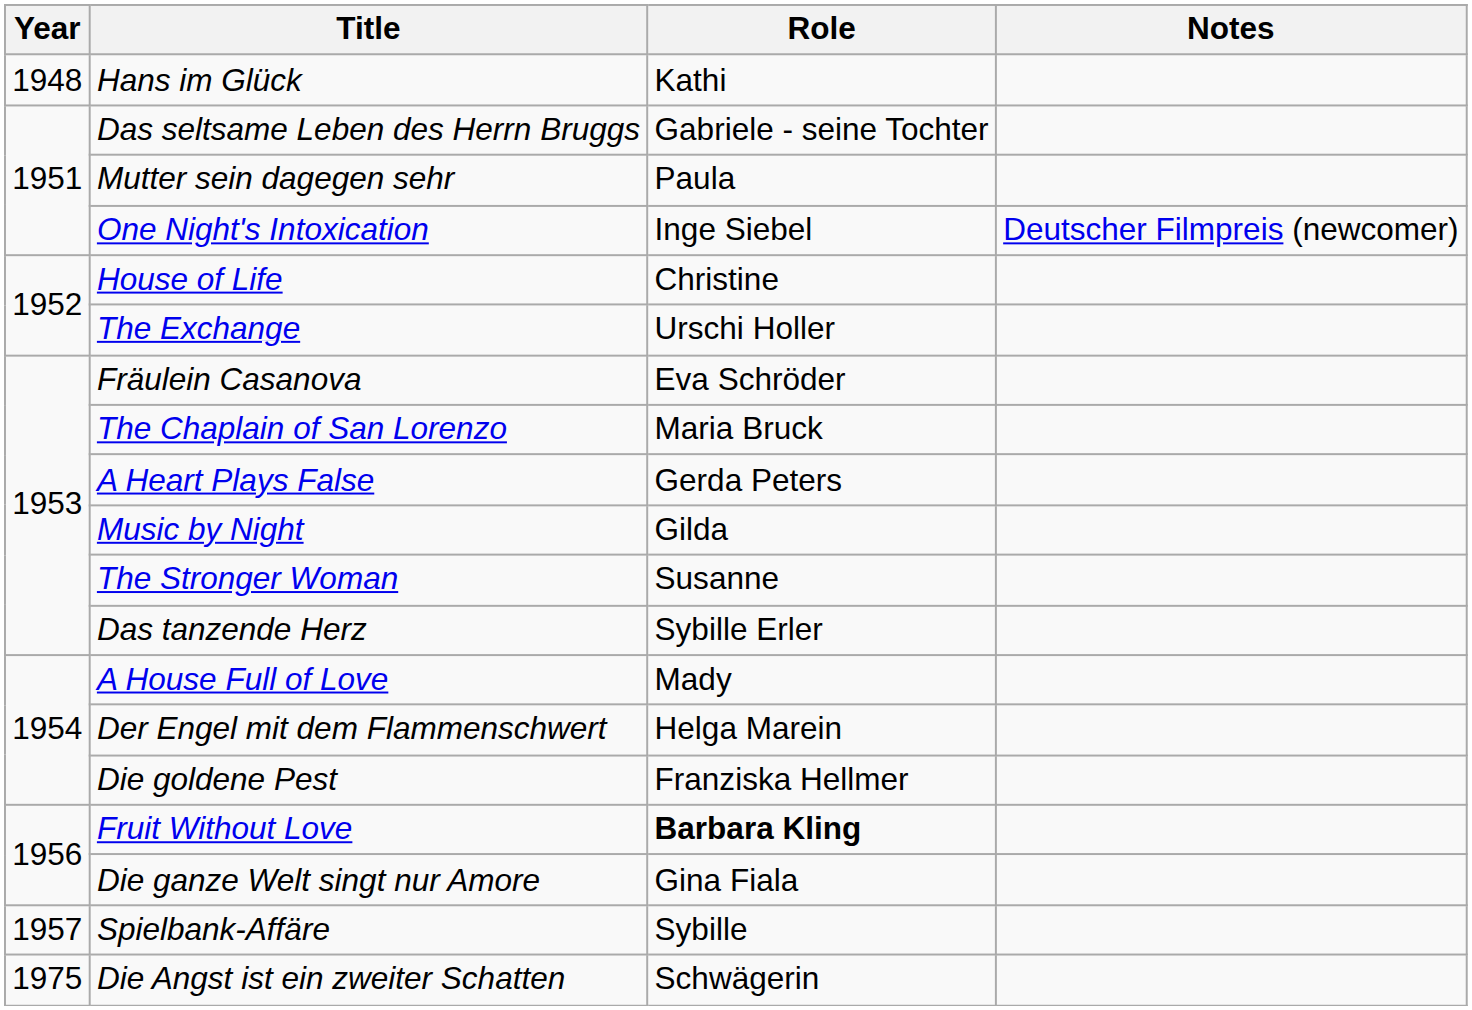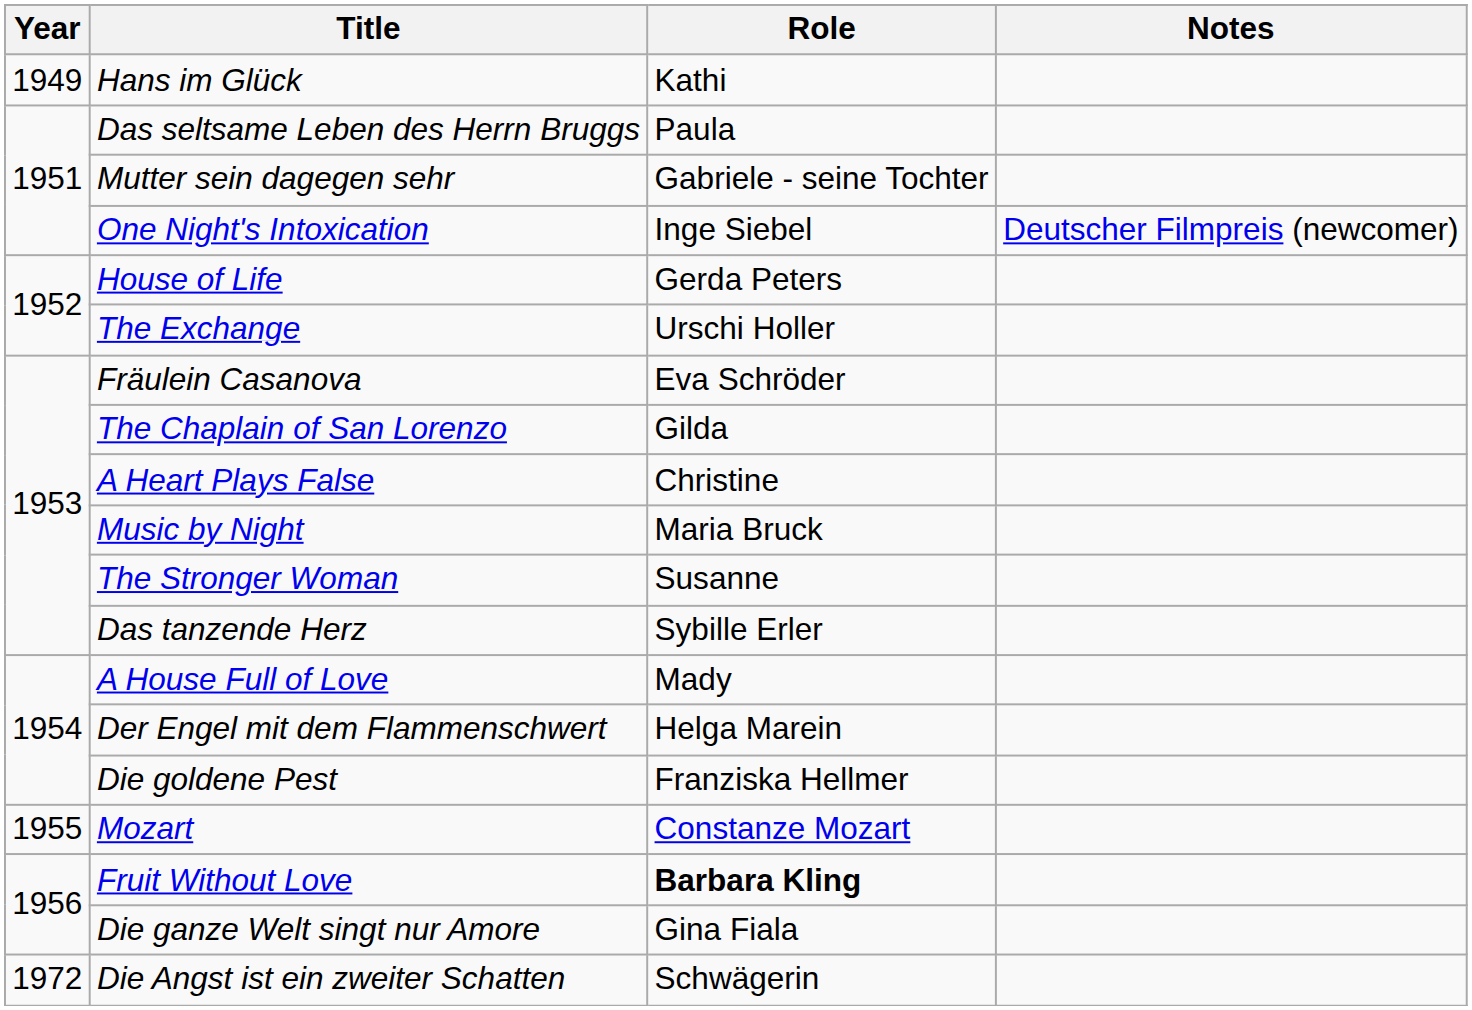(47, 79) 1948 -> (47, 79) 1949
(822, 129) Gabriele - seine Tochter -> (695, 129) Paula
(695, 179) Paula -> (822, 179) Gabriele - seine Tochter
(717, 279) Christine -> (748, 279) Gerda Peters
(739, 429) Maria Bruck -> (691, 429) Gilda
(748, 479) Gerda Peters -> (717, 479) Christine
(691, 529) Gilda -> (739, 529) Maria Bruck
+ row: (145, 829)
- row: (213, 929)
(47, 979) 1975 -> (47, 979) 1972
